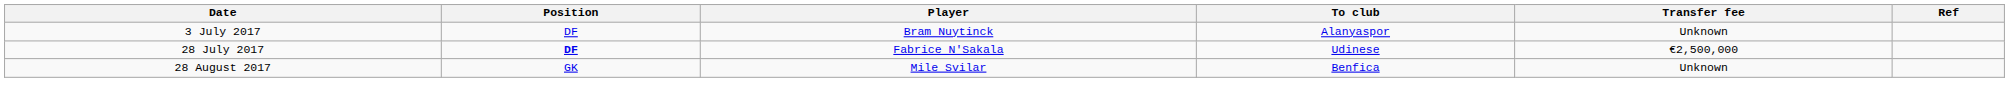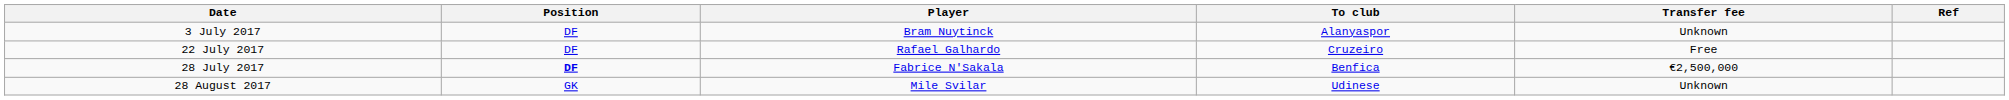+ row: (223, 50)
(1356, 50) Udinese -> (1356, 68) Benfica
(1356, 68) Benfica -> (1356, 86) Udinese
